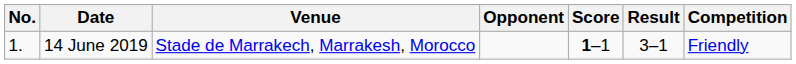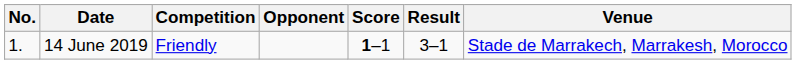columns swapped: (315, 18) <-> (738, 18)
